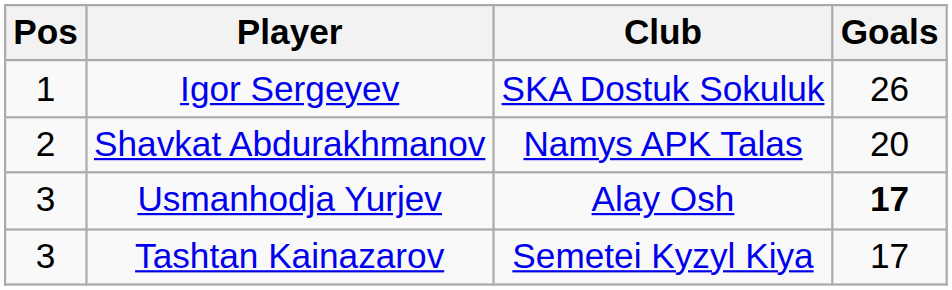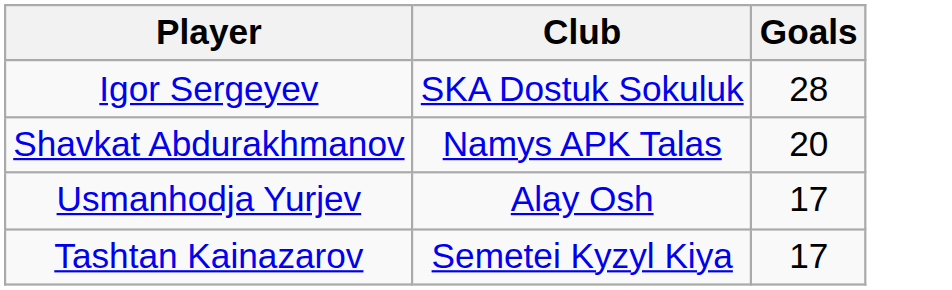- column: (45, 32)
(890, 88) 26 -> (809, 88) 28
(890, 199) bold -> (809, 199) normal
